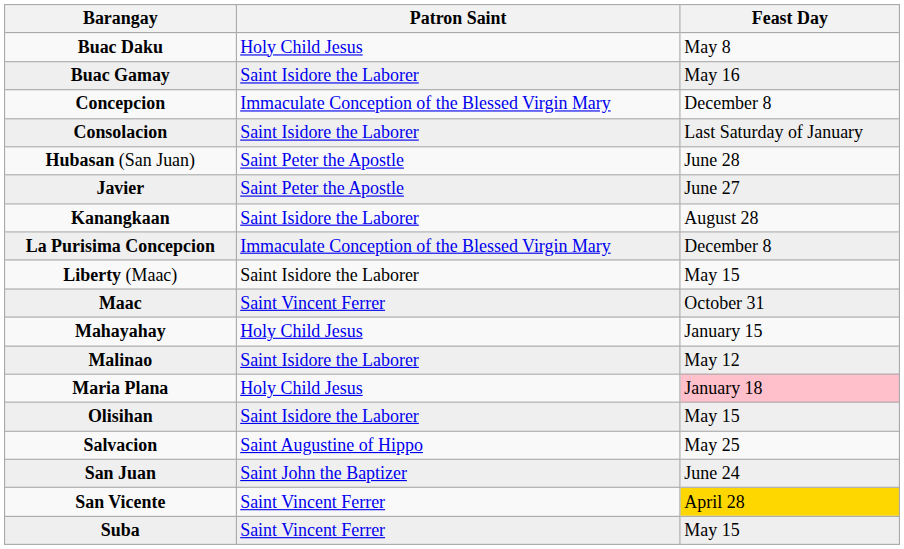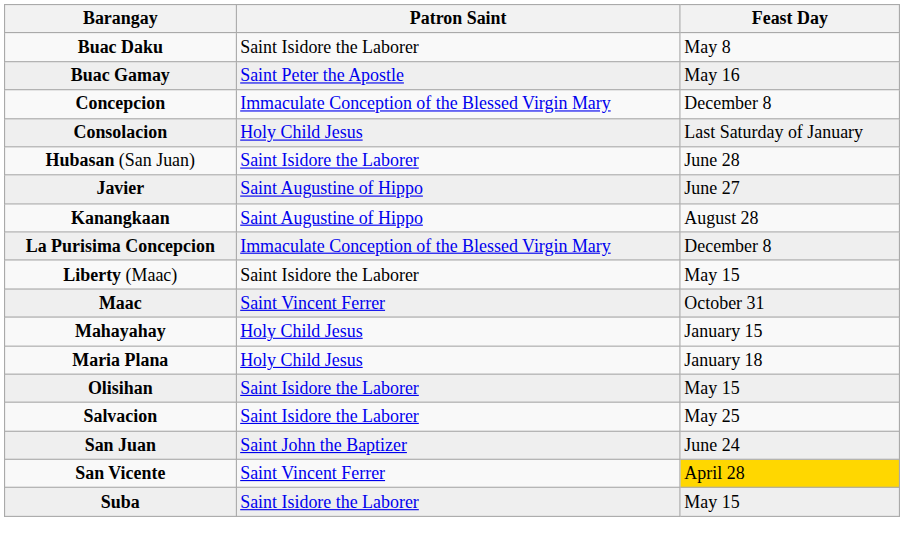(301, 47) Holy Child Jesus -> (330, 47) Saint Isidore the Laborer
(330, 75) Saint Isidore the Laborer -> (322, 75) Saint Peter the Apostle
(330, 132) Saint Isidore the Laborer -> (301, 132) Holy Child Jesus
(322, 160) Saint Peter the Apostle -> (330, 160) Saint Isidore the Laborer
(322, 189) Saint Peter the Apostle -> (332, 189) Saint Augustine of Hippo
(330, 217) Saint Isidore the Laborer -> (332, 217) Saint Augustine of Hippo
- row: (120, 359)
(723, 388) pink background -> (723, 359) no background
(332, 445) Saint Augustine of Hippo -> (330, 416) Saint Isidore the Laborer
(313, 530) Saint Vincent Ferrer -> (330, 501) Saint Isidore the Laborer
